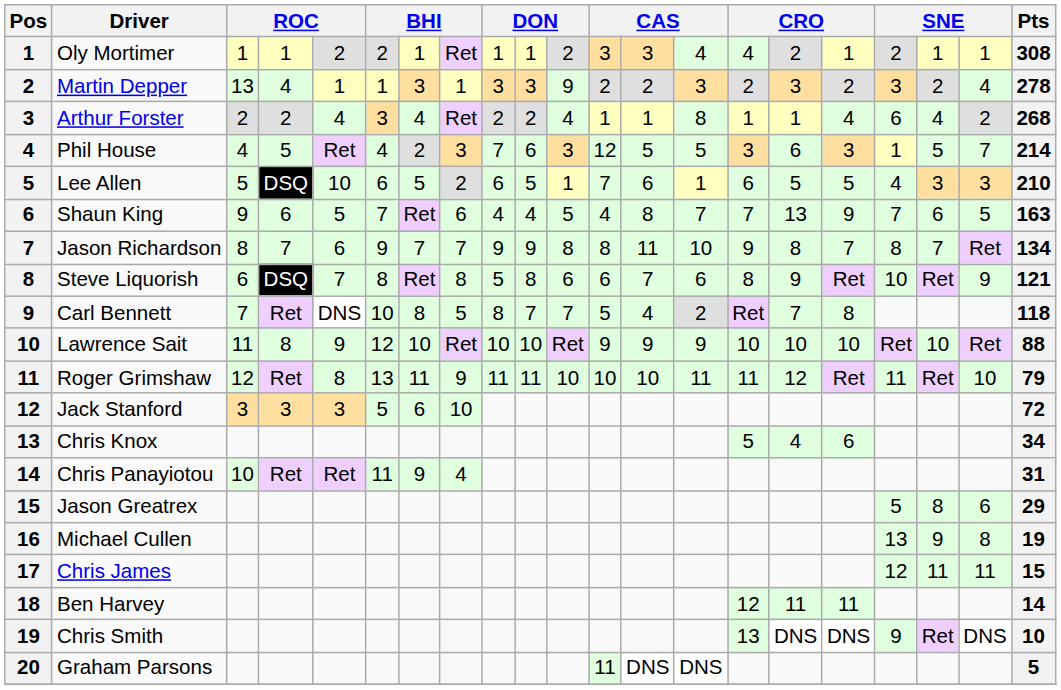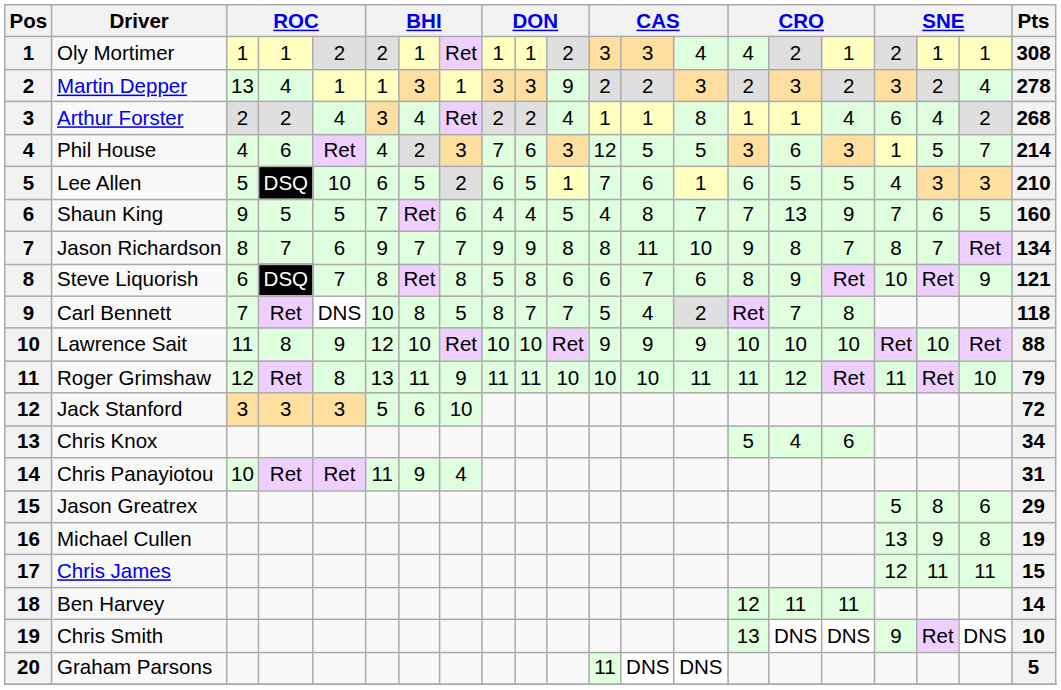(286, 150) 5 -> (286, 150) 6
(286, 215) 6 -> (286, 215) 5
(1034, 215) 163 -> (1034, 215) 160
